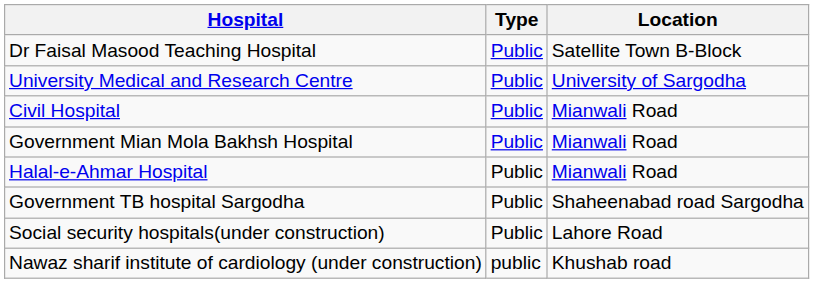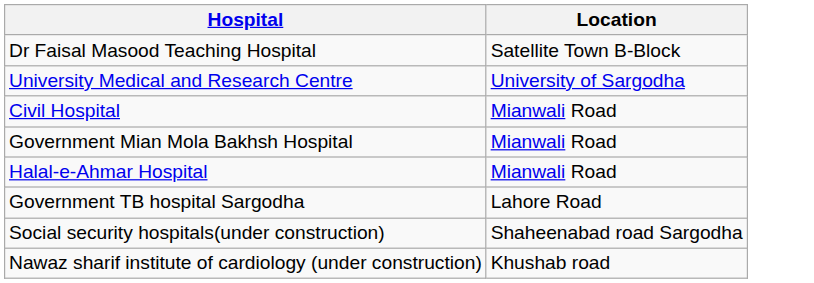- column: (517, 19)
(678, 202) Shaheenabad road Sargodha -> (546, 202) Lahore Road
(607, 232) Lahore Road -> (617, 232) Shaheenabad road Sargodha
